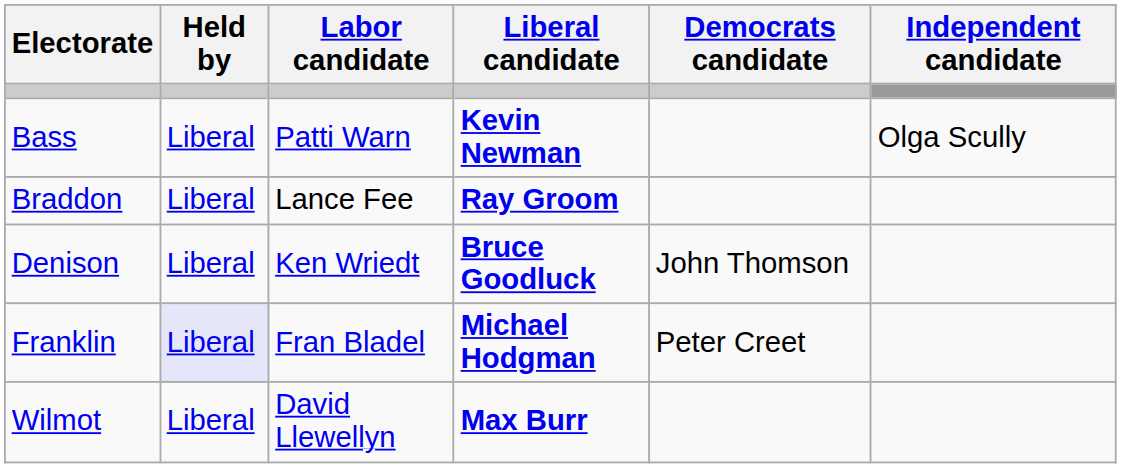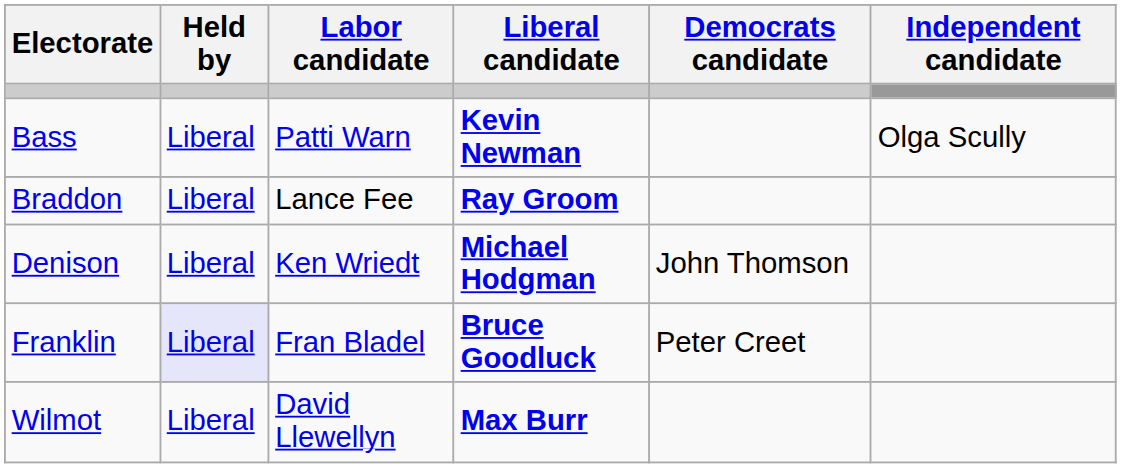(528, 262) Bruce Goodluck -> (528, 262) Michael Hodgman
(528, 342) Michael Hodgman -> (528, 342) Bruce Goodluck
